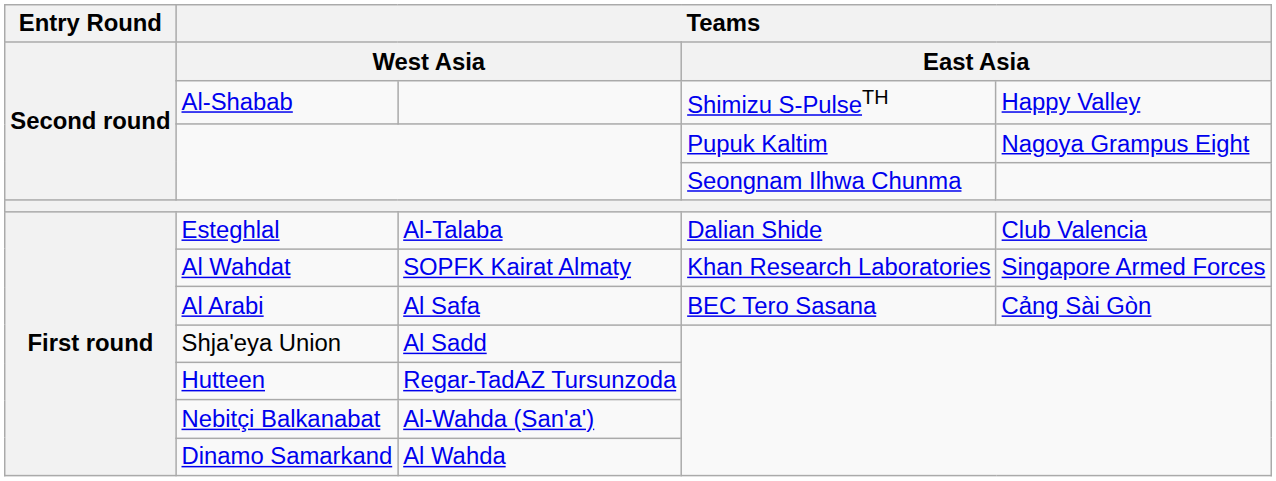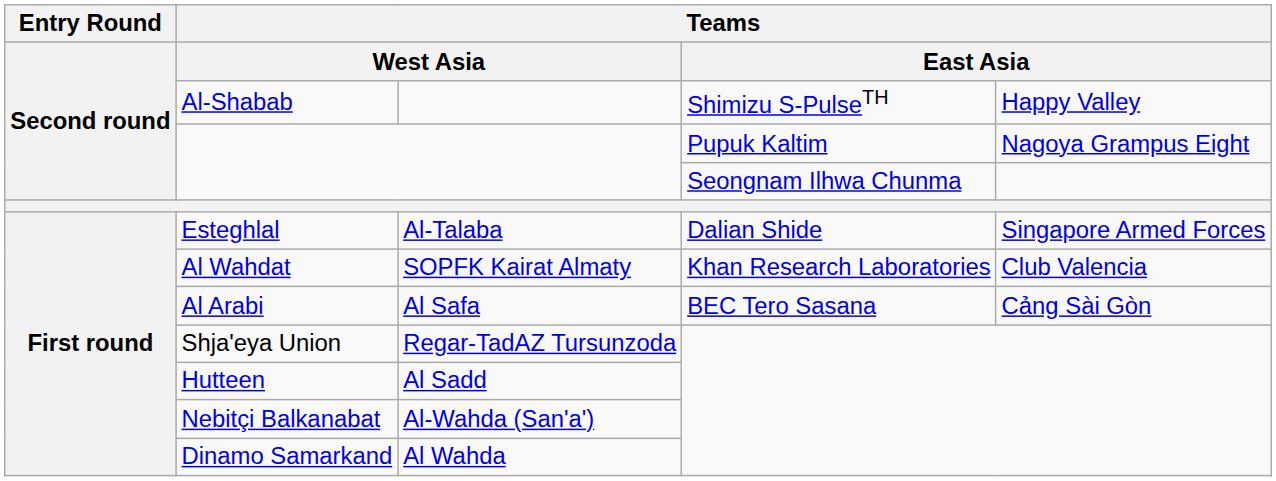(1074, 229) Club Valencia -> (1133, 229) Singapore Armed Forces
(1133, 267) Singapore Armed Forces -> (1074, 267) Club Valencia
(445, 343) Al Sadd -> (540, 343) Regar-TadAZ Tursunzoda
(540, 381) Regar-TadAZ Tursunzoda -> (445, 381) Al Sadd
